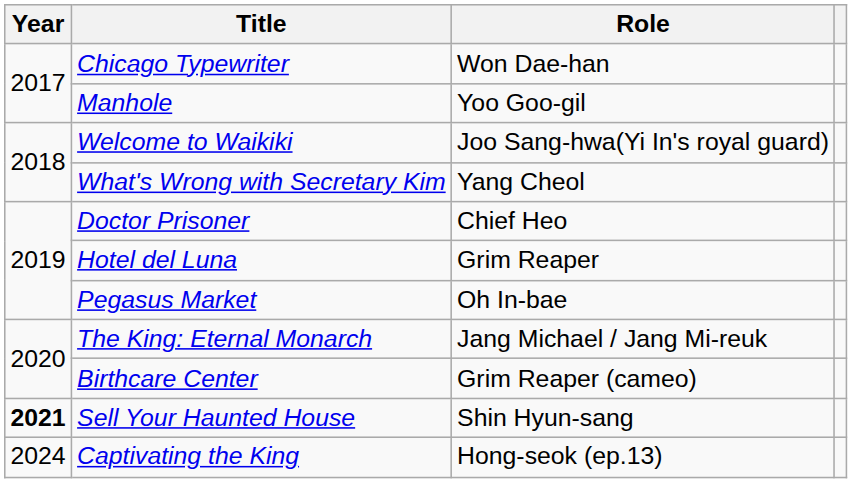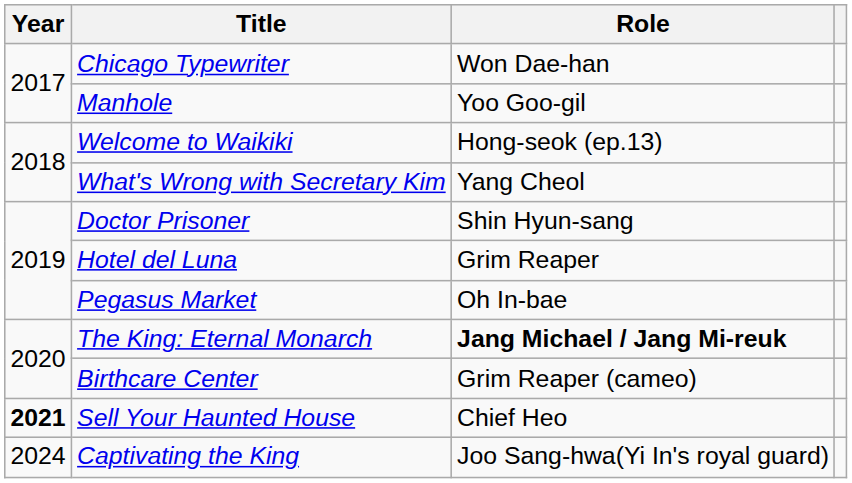(643, 142) Joo Sang-hwa(Yi In's royal guard) -> (560, 142) Hong-seok (ep.13)
(512, 220) Chief Heo -> (545, 220) Shin Hyun-sang
(612, 338) normal -> (622, 338) bold
(545, 417) Shin Hyun-sang -> (512, 417) Chief Heo
(560, 456) Hong-seok (ep.13) -> (643, 456) Joo Sang-hwa(Yi In's royal guard)
